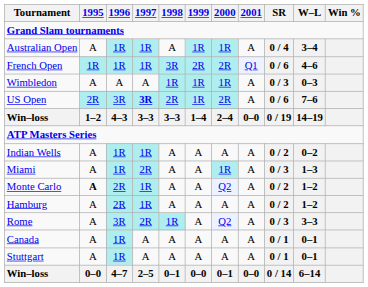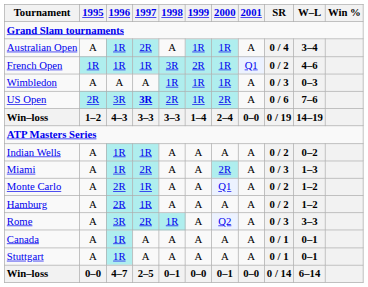(146, 47) 1R -> (146, 47) 2R
(225, 64) 2R -> (225, 64) 1R
(279, 64) 0 / 6 -> (279, 64) 0 / 2
(225, 169) 1R -> (225, 169) 2R
(93, 186) bold -> (93, 186) normal
(225, 186) Q2 -> (225, 186) Q1
